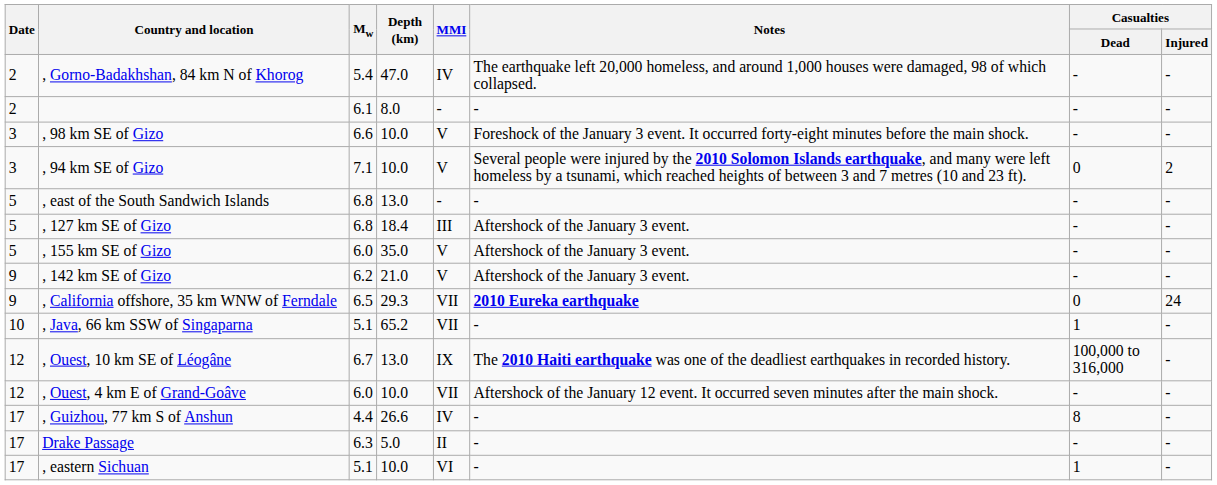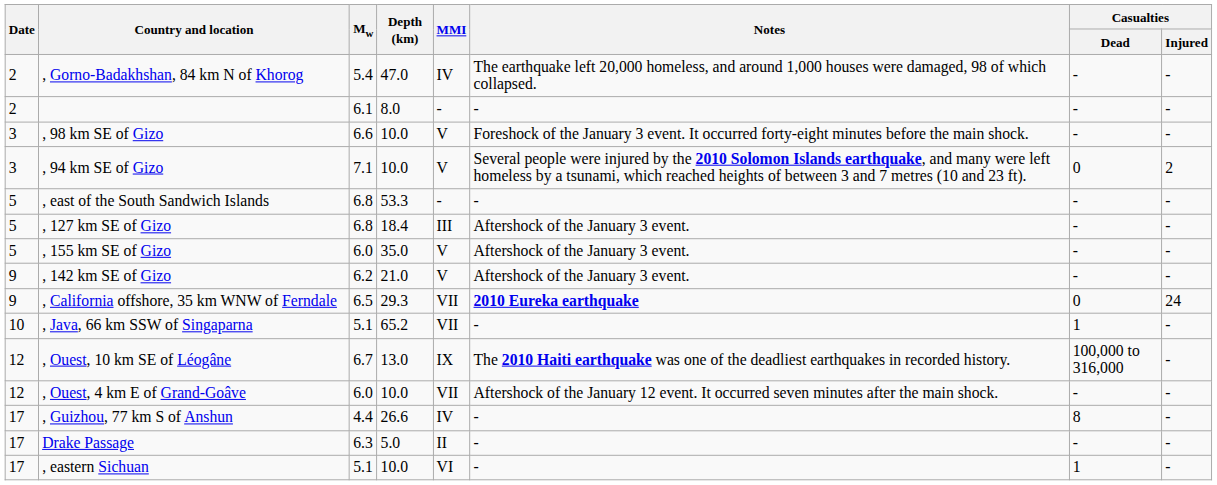(394, 201) 13.0 -> (394, 201) 53.3
